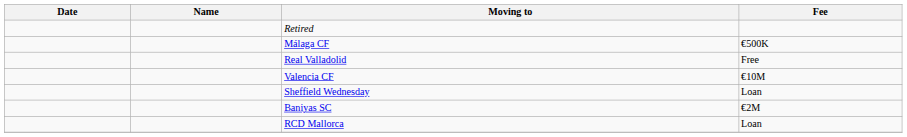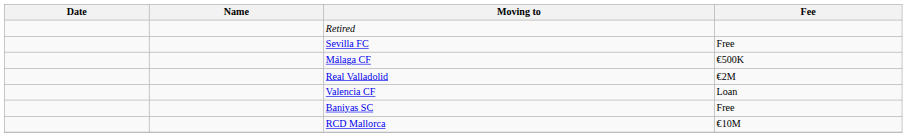+ row: (347, 44)
(750, 60) Free -> (726, 76) €2M
(753, 76) €10M -> (727, 92) Loan
- row: (327, 92)
(751, 108) €2M -> (726, 108) Free
(751, 124) Loan -> (729, 124) €10M
